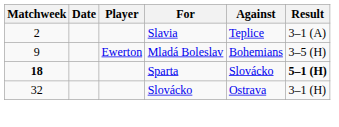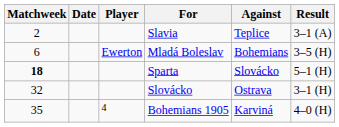(37, 52) 9 -> (37, 52) 6
(308, 71) bold -> (313, 71) normal
+ row: (188, 110)
